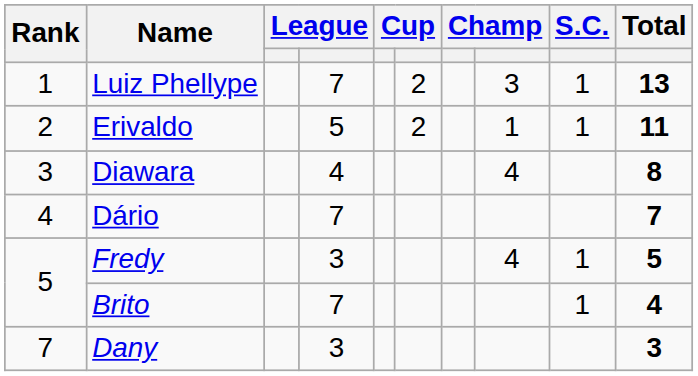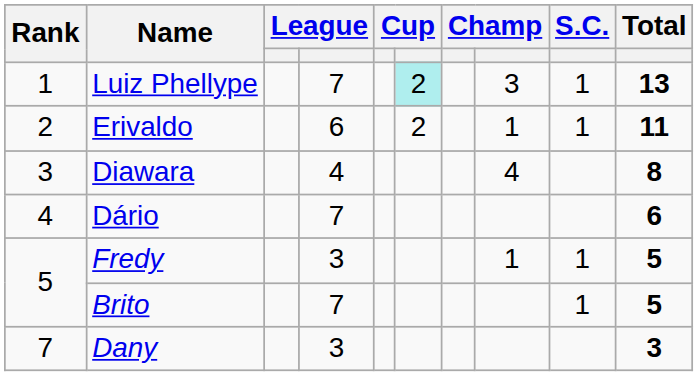(418, 83) no background -> (418, 83) paleturquoise background
(337, 127) 5 -> (337, 127) 6
(654, 216) 7 -> (654, 216) 6
(512, 260) 4 -> (512, 260) 1
(654, 304) 4 -> (654, 304) 5
